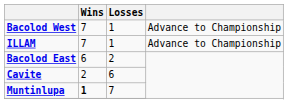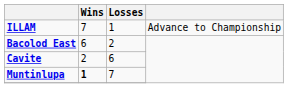- row: (41, 28)
